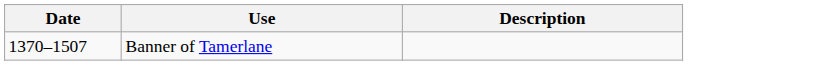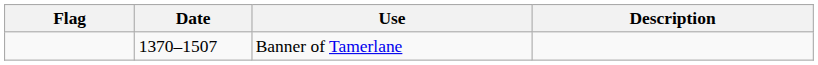+ column: (70, 18)
